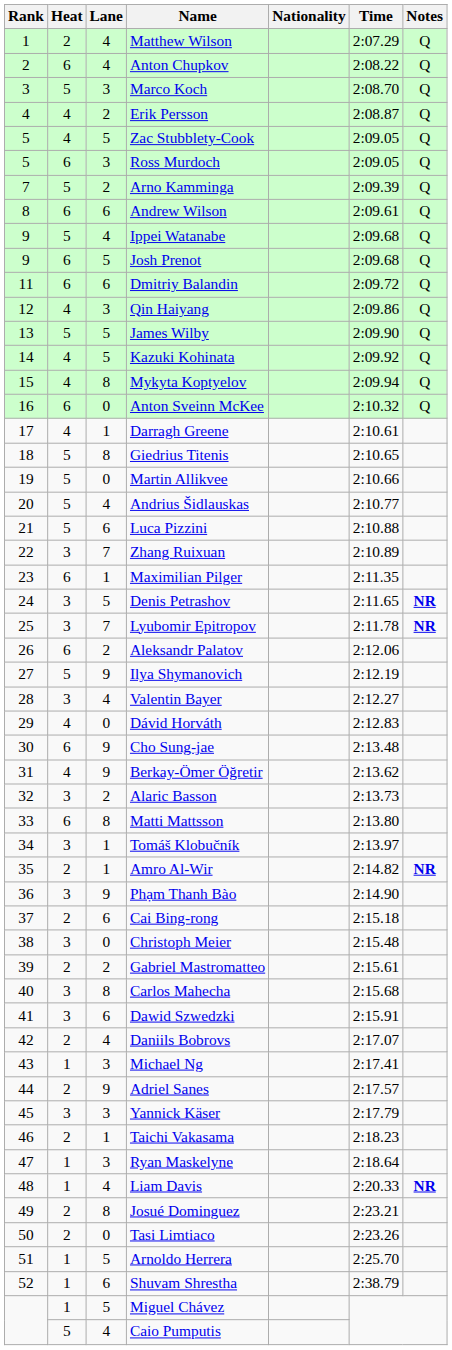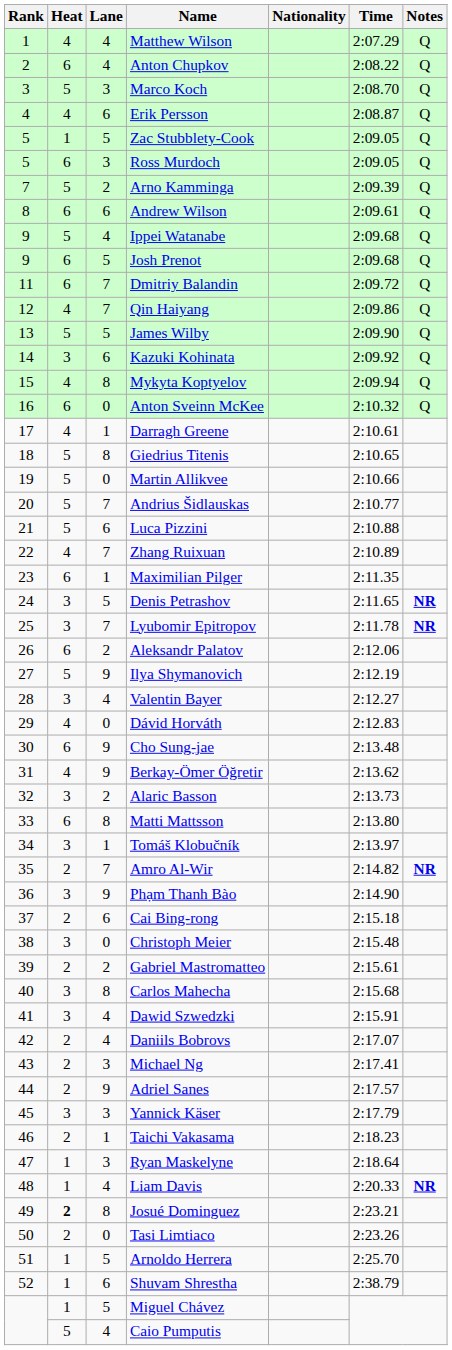(67, 41) 2 -> (67, 41) 4
(106, 114) 2 -> (106, 114) 6
(67, 138) 4 -> (67, 138) 1
(106, 284) 6 -> (106, 284) 7
(106, 308) 3 -> (106, 308) 7
(67, 357) 4 -> (67, 357) 3
(106, 357) 5 -> (106, 357) 6
(106, 503) 4 -> (106, 503) 7
(67, 552) 3 -> (67, 552) 4
(106, 869) 1 -> (106, 869) 7
(106, 1015) 6 -> (106, 1015) 4
(67, 1064) 1 -> (67, 1064) 2
(67, 1210) normal -> (67, 1210) bold
